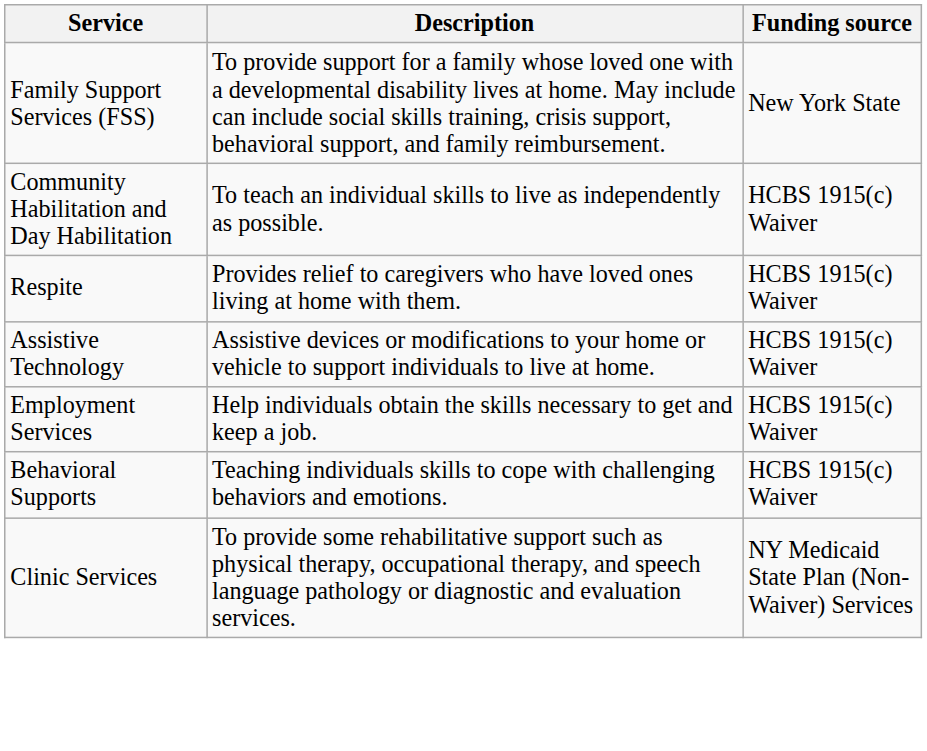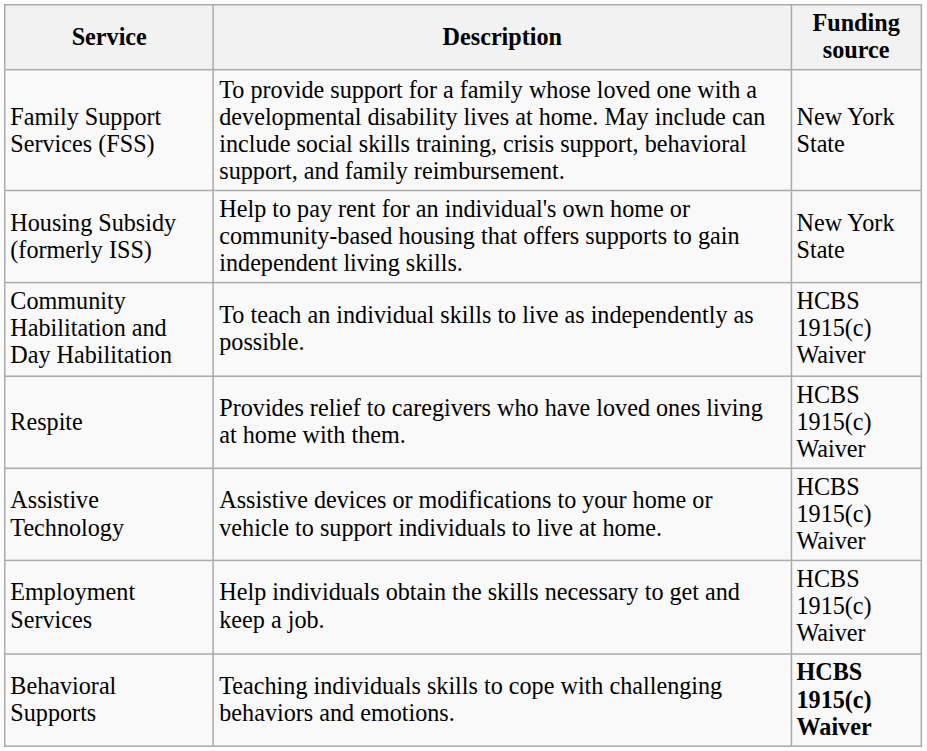+ row: (93, 236)
(820, 484) normal -> (834, 699) bold
- row: (84, 577)
